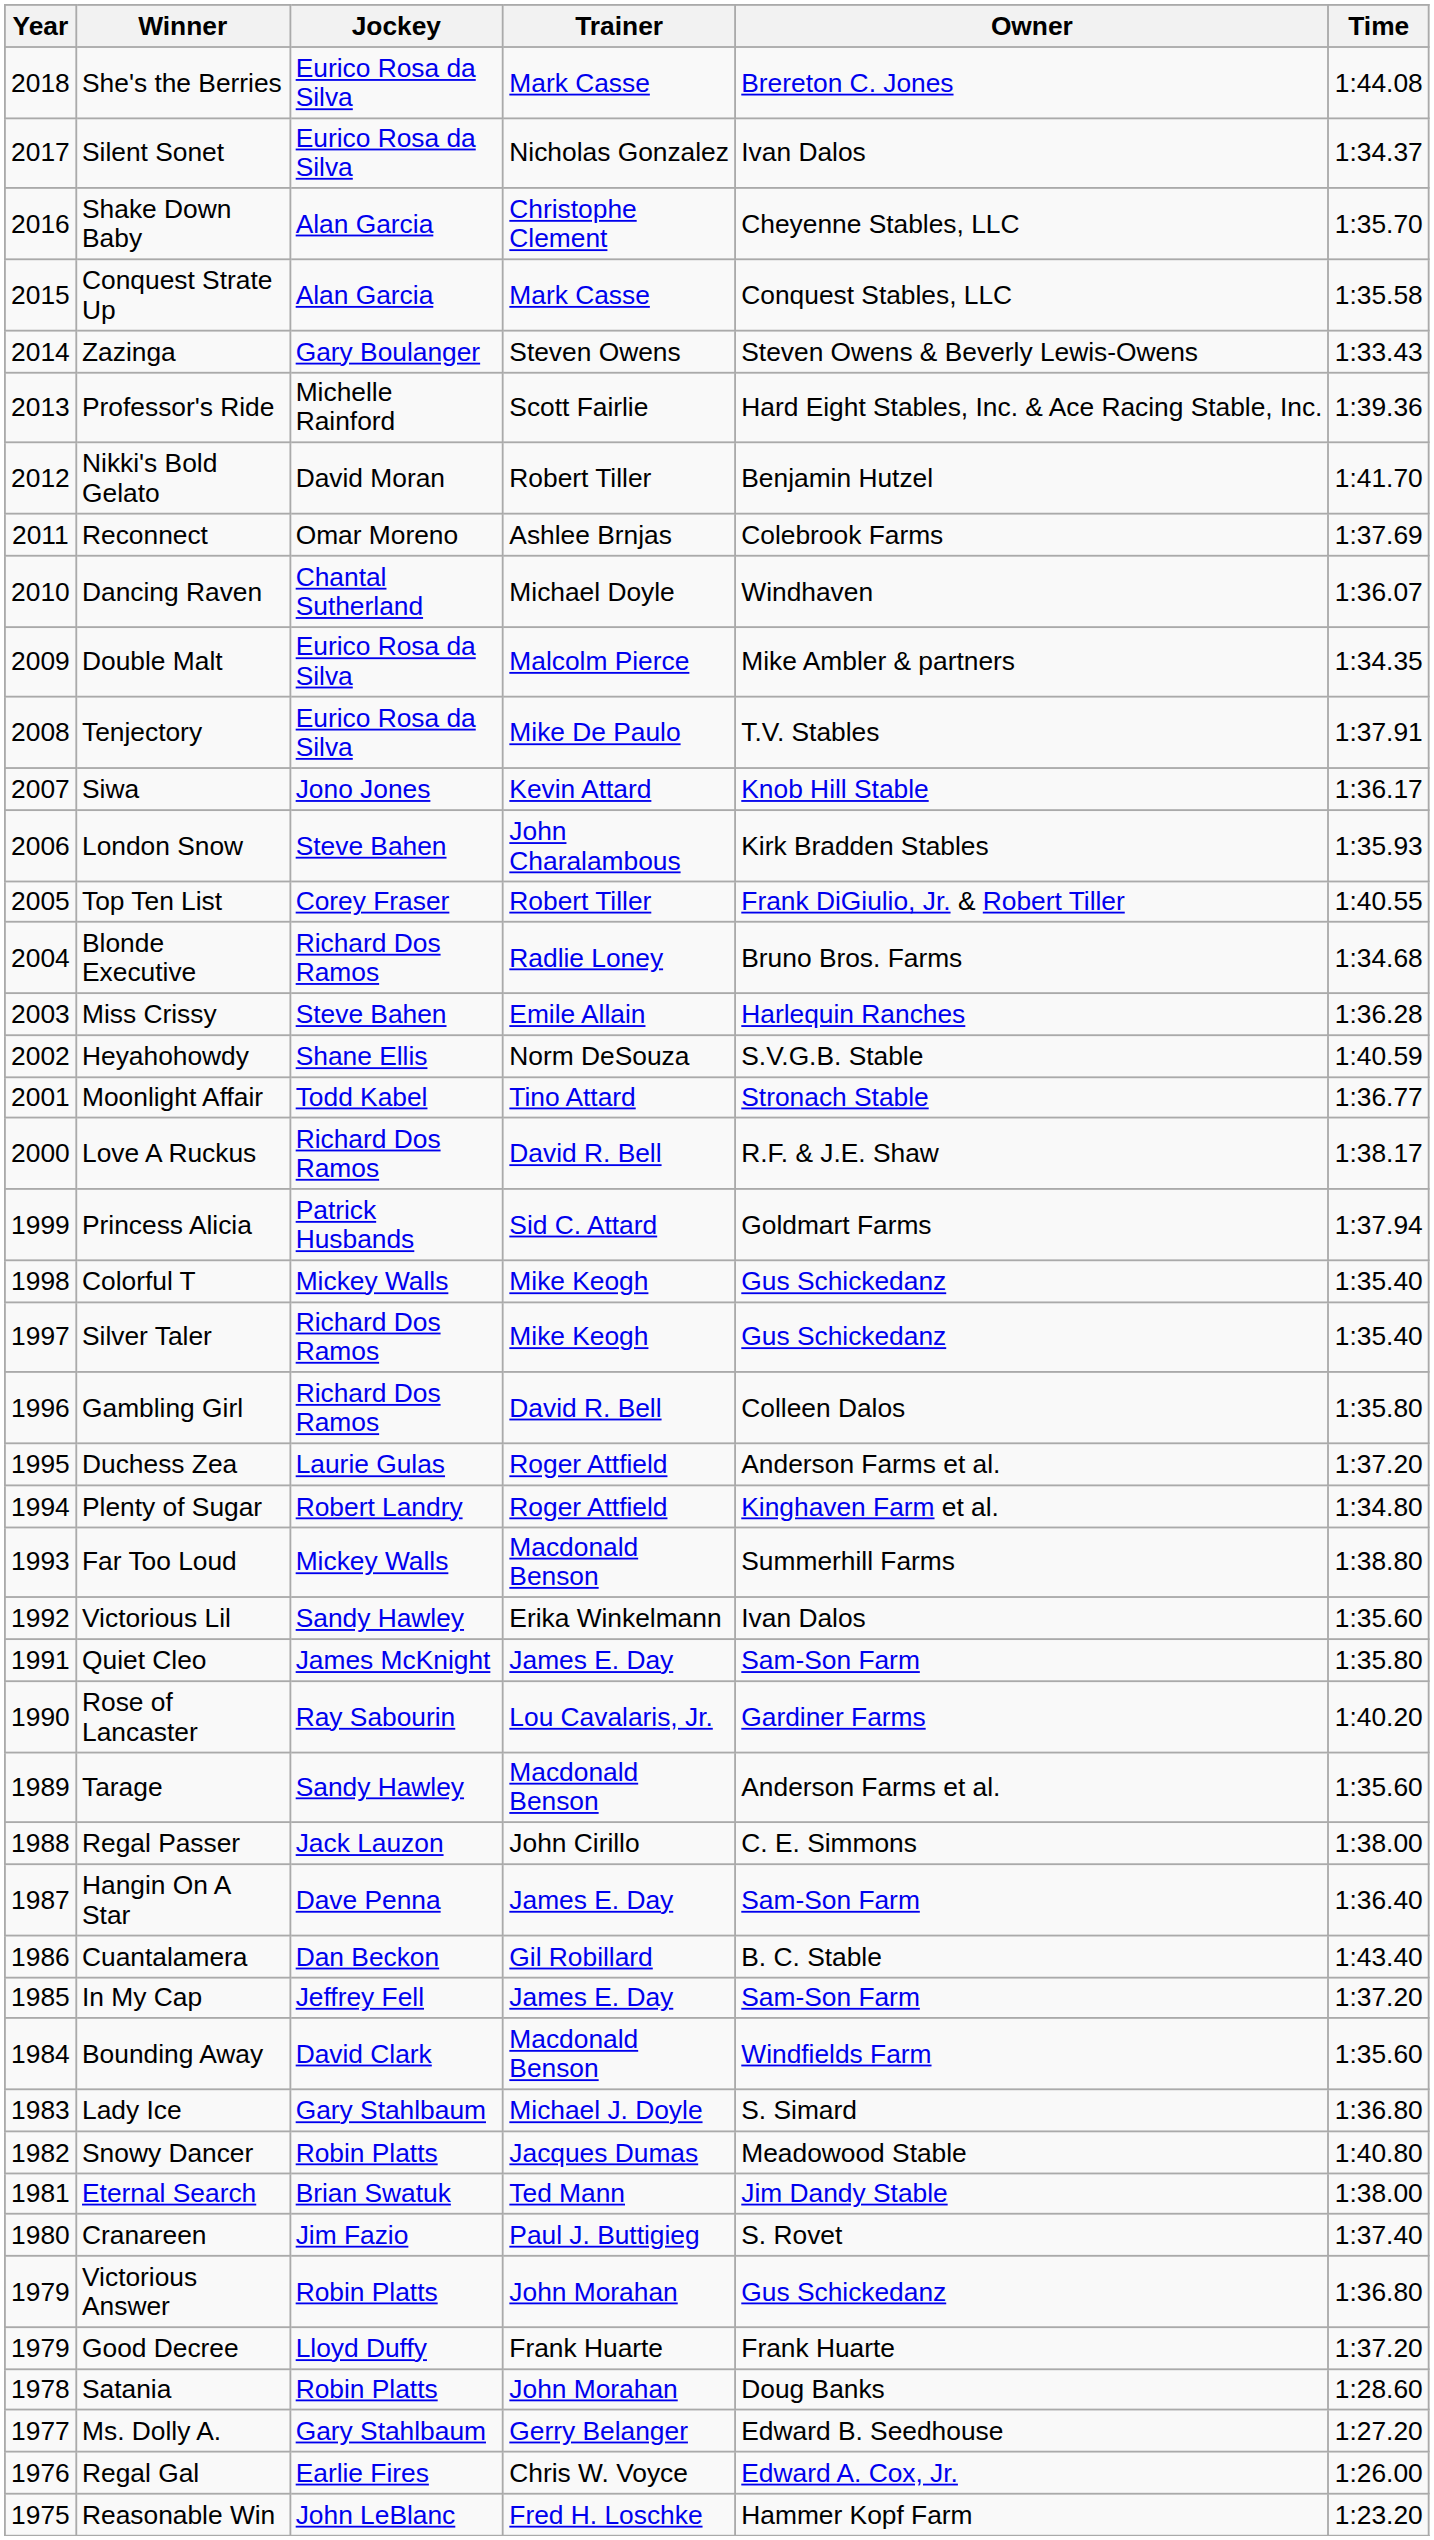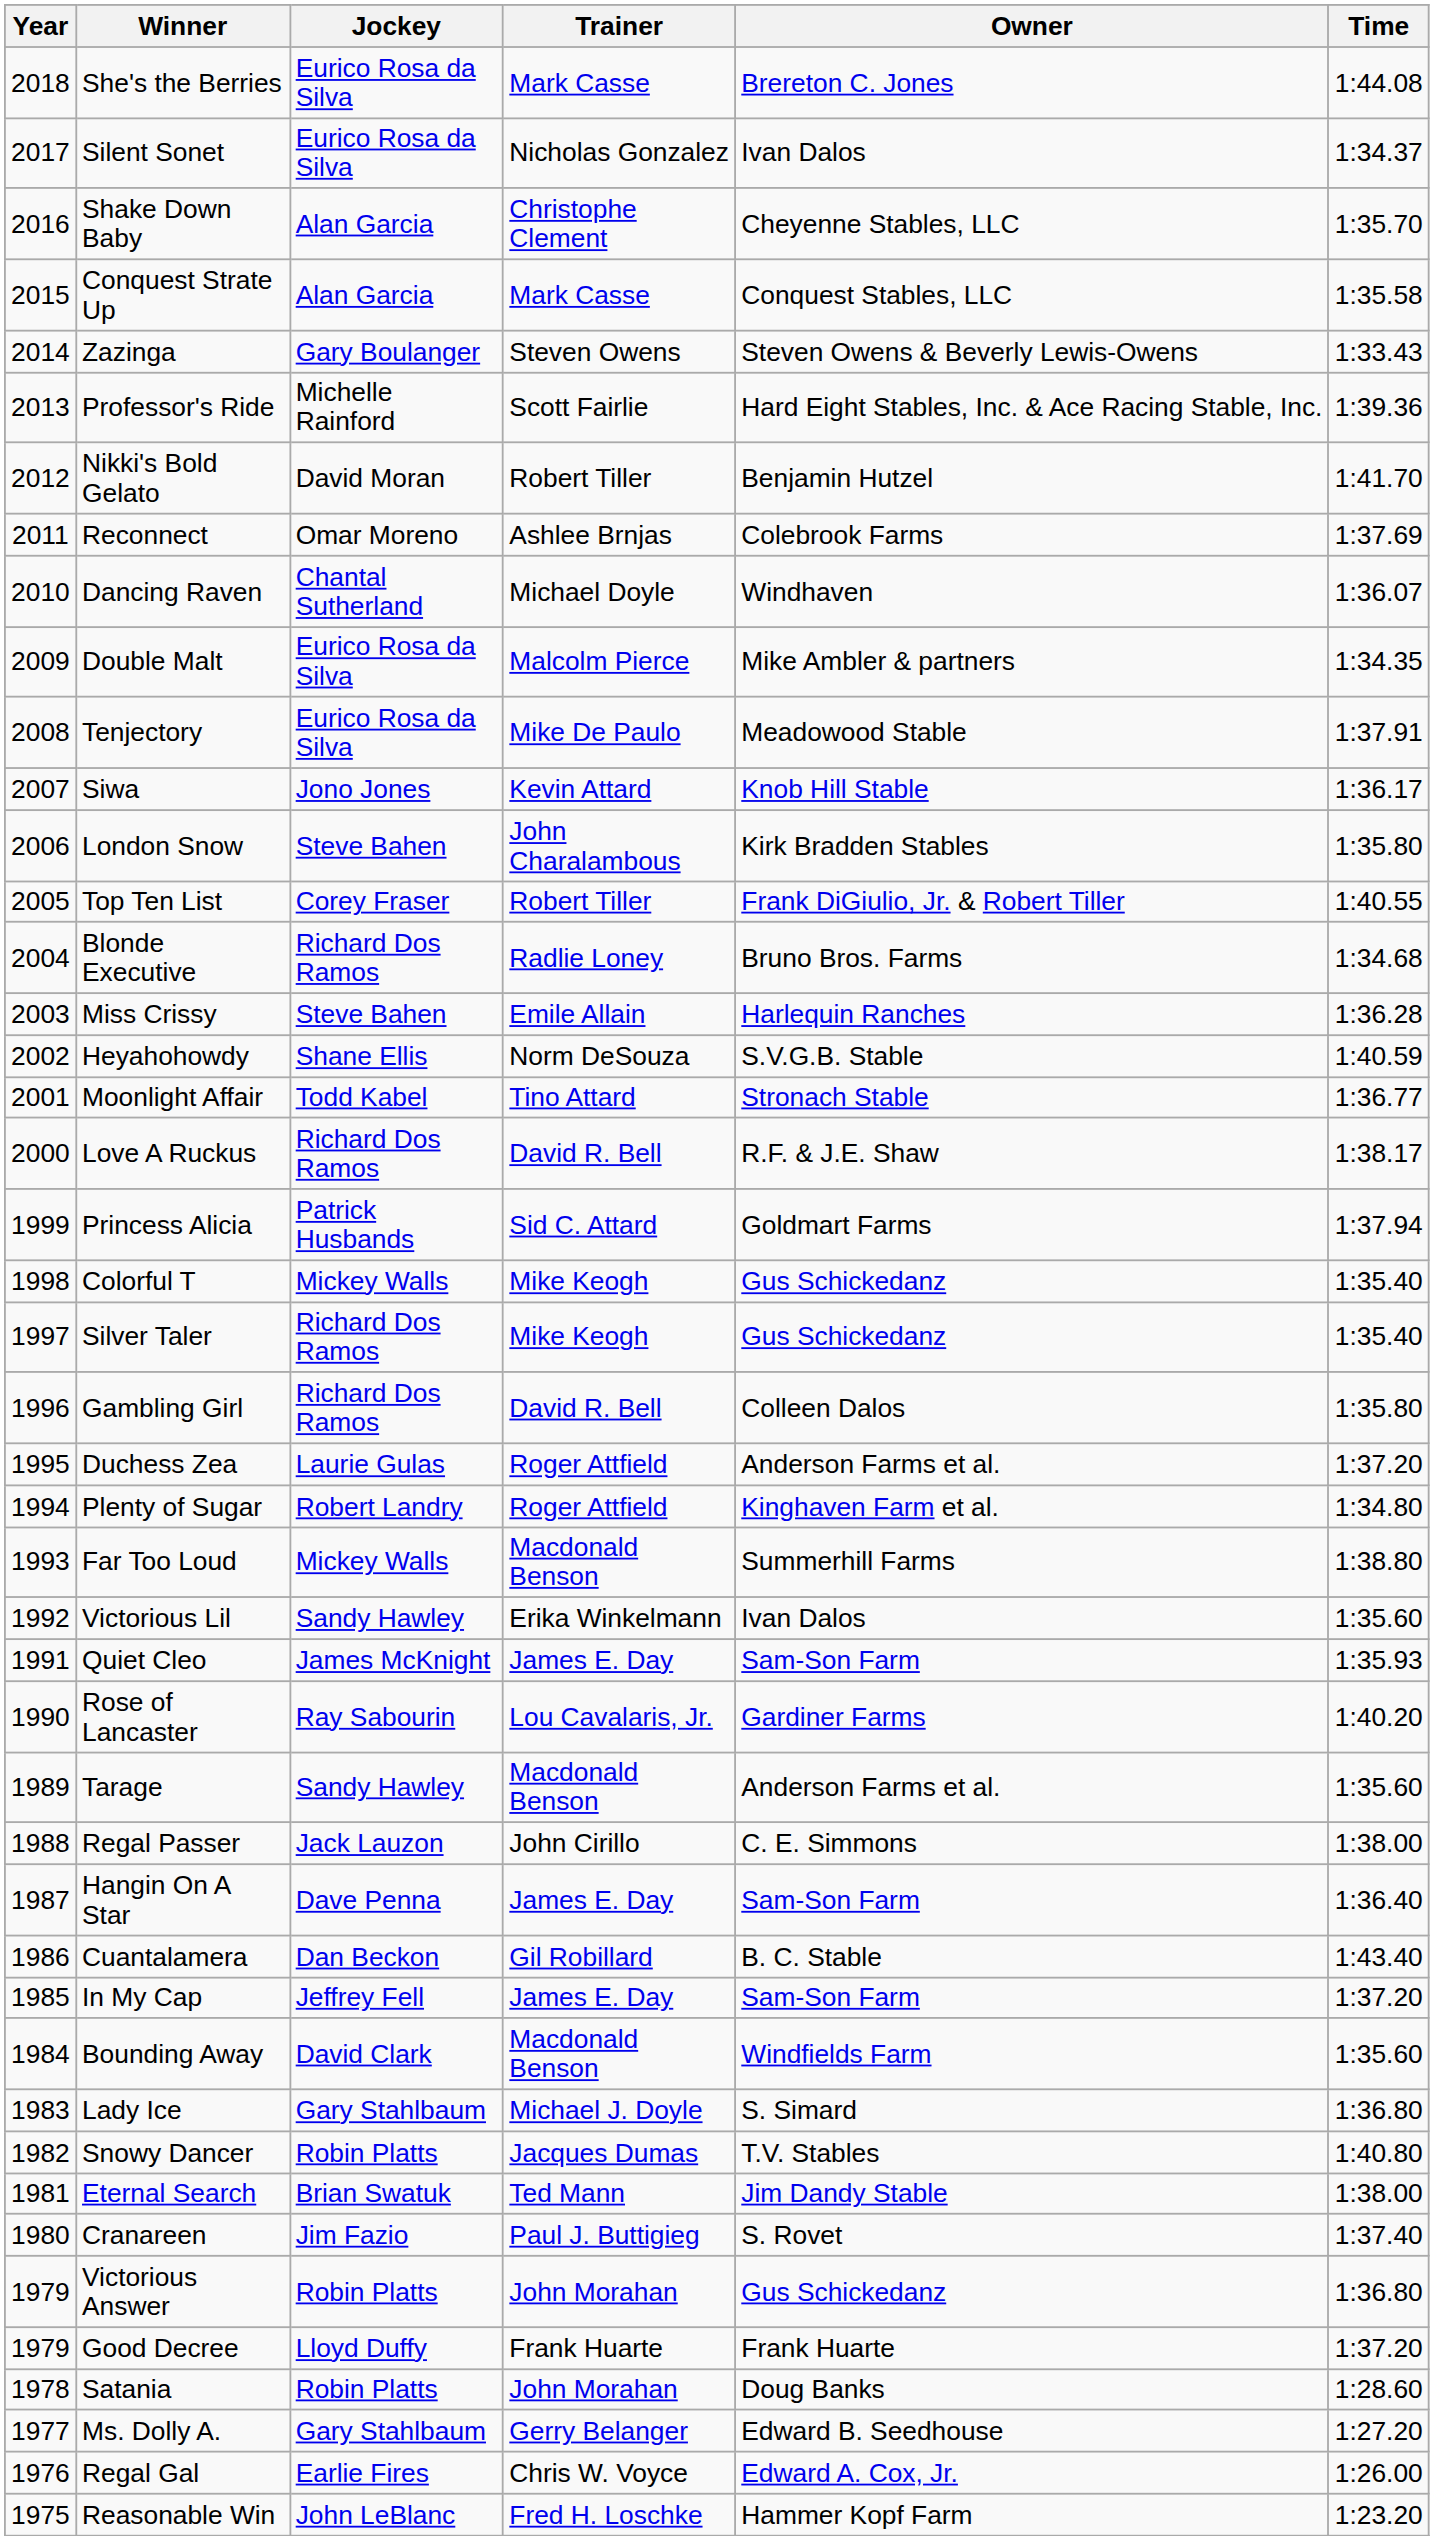(810, 733) T.V. Stables -> (854, 733) Meadowood Stable
(1379, 846) 1:35.93 -> (1379, 846) 1:35.80
(1379, 1660) 1:35.80 -> (1379, 1660) 1:35.93
(854, 2152) Meadowood Stable -> (810, 2152) T.V. Stables
